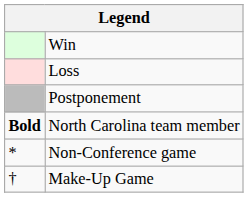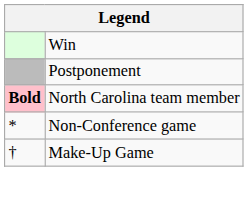- row: (64, 71)
(25, 125) no background -> (25, 98) pink background
